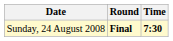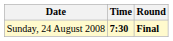columns swapped: (155, 12) <-> (124, 12)
